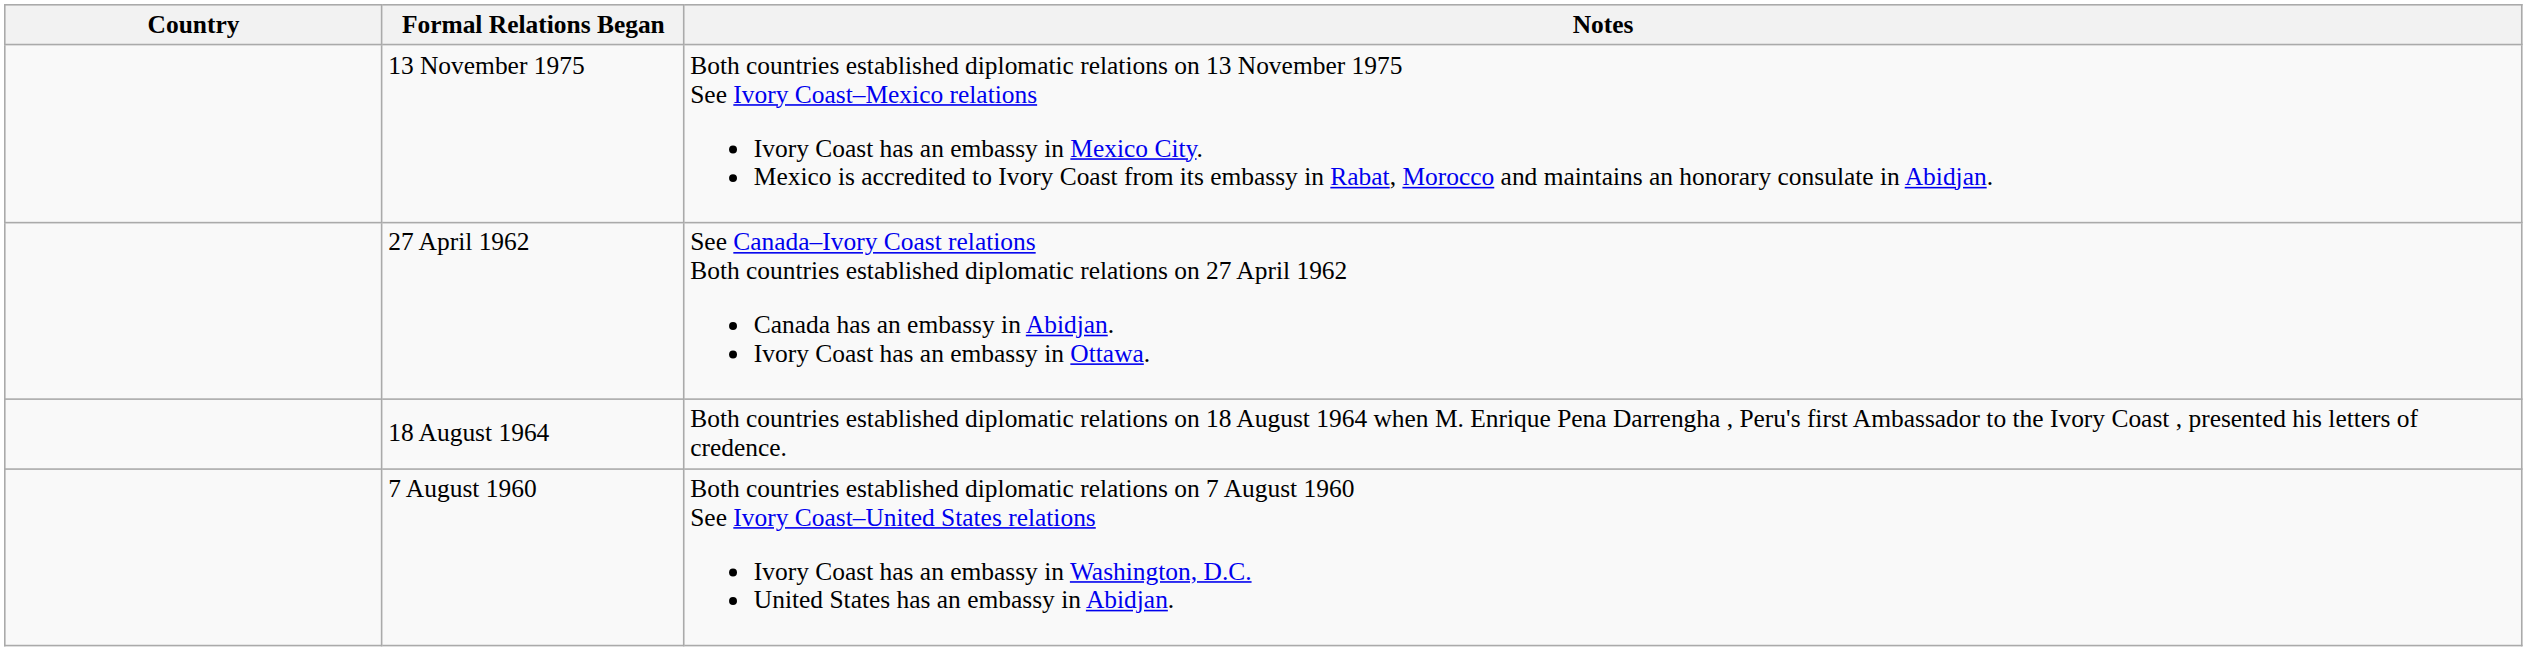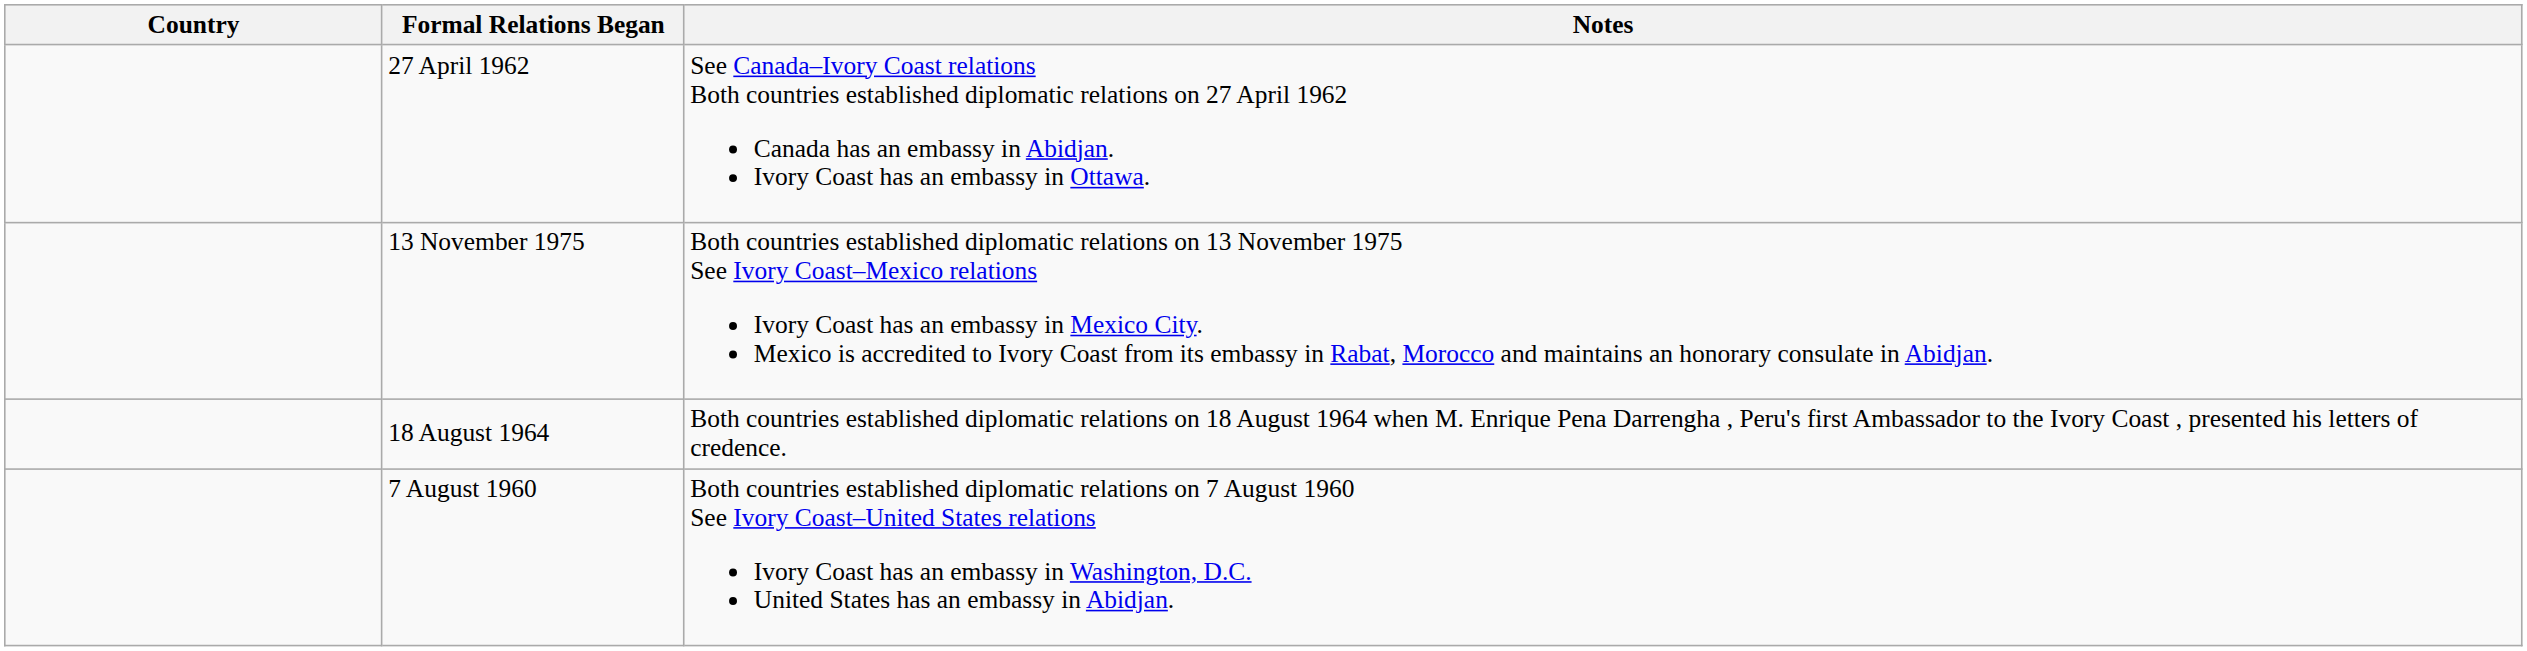rows swapped: (459, 242) <-> (486, 65)
